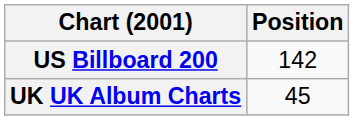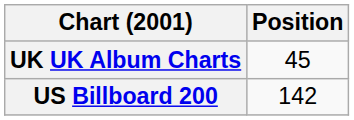rows swapped: (126, 59) <-> (126, 96)
